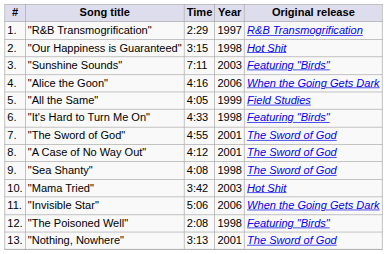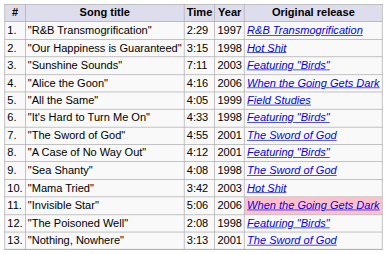(292, 153) The Sword of God -> (288, 153) Featuring "Birds"
(313, 205) no background -> (313, 205) pink background
